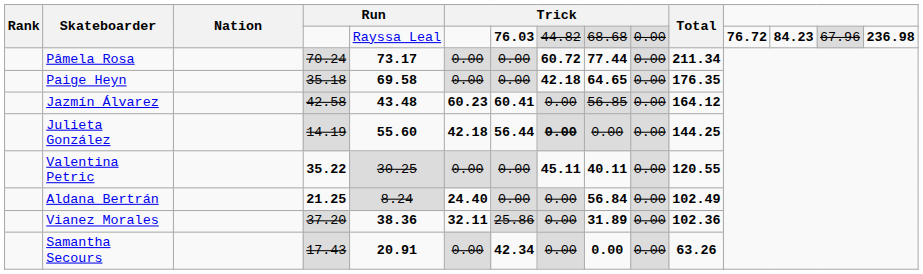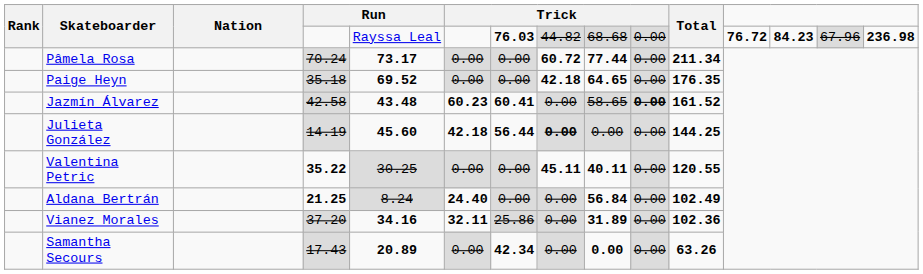(397, 81) 69.58 -> (397, 81) 69.52
(607, 103) 56.85 -> (607, 103) 58.65
(650, 103) normal -> (650, 103) bold
(696, 103) 164.12 -> (696, 103) 161.52
(397, 132) 55.60 -> (397, 132) 45.60
(397, 221) 38.36 -> (397, 221) 34.16
(397, 250) 20.91 -> (397, 250) 20.89
